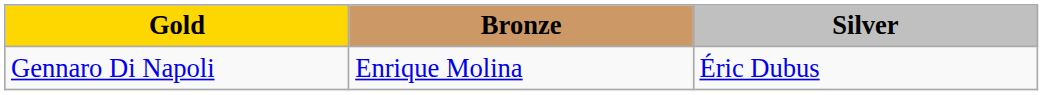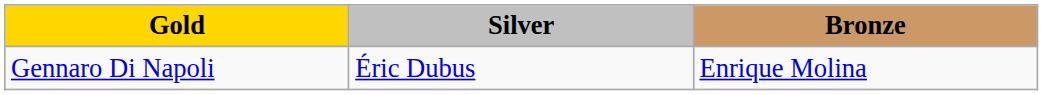columns swapped: (865, 25) <-> (521, 25)
